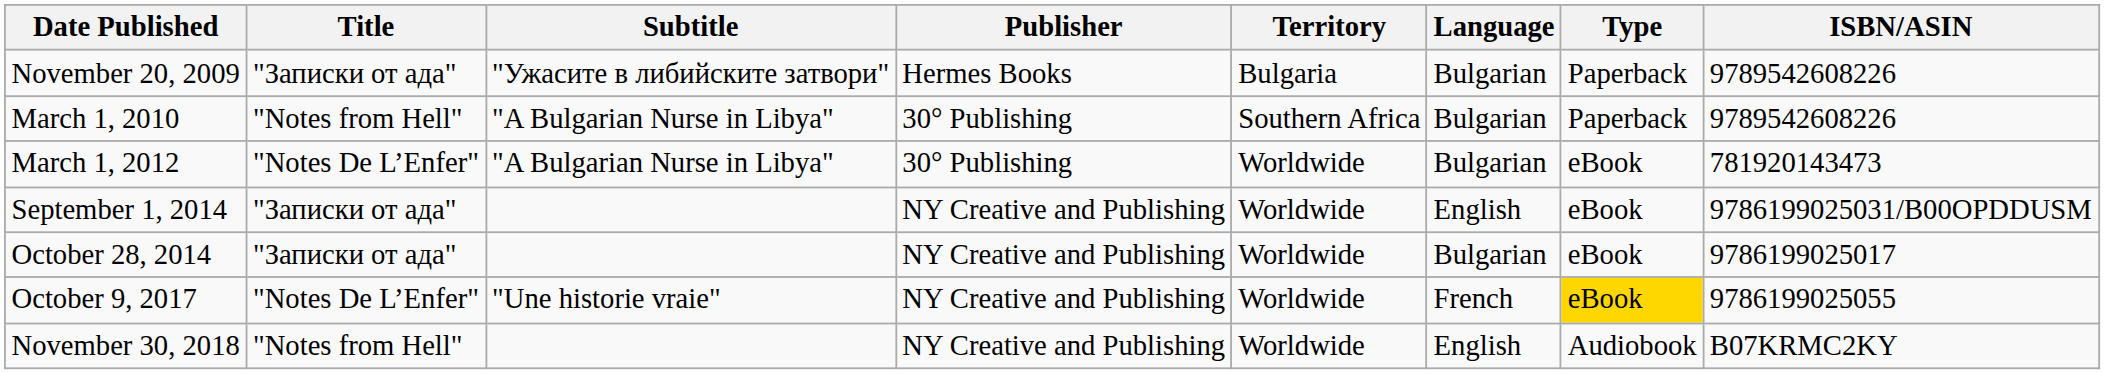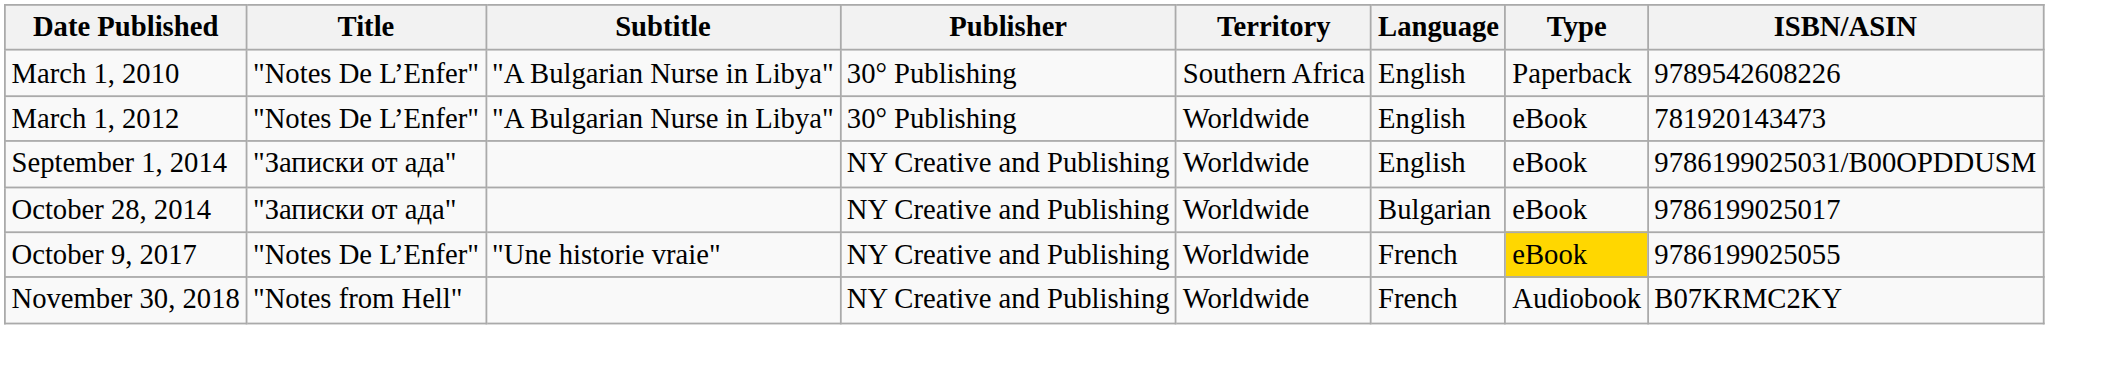- row: (126, 72)
(358, 118) "Notes from Hell" -> (366, 72) "Notes De L’Enfer"
(1490, 118) Bulgarian -> (1422, 72) English
(1490, 163) Bulgarian -> (1422, 118) English
(1477, 345) English -> (1418, 299) French
